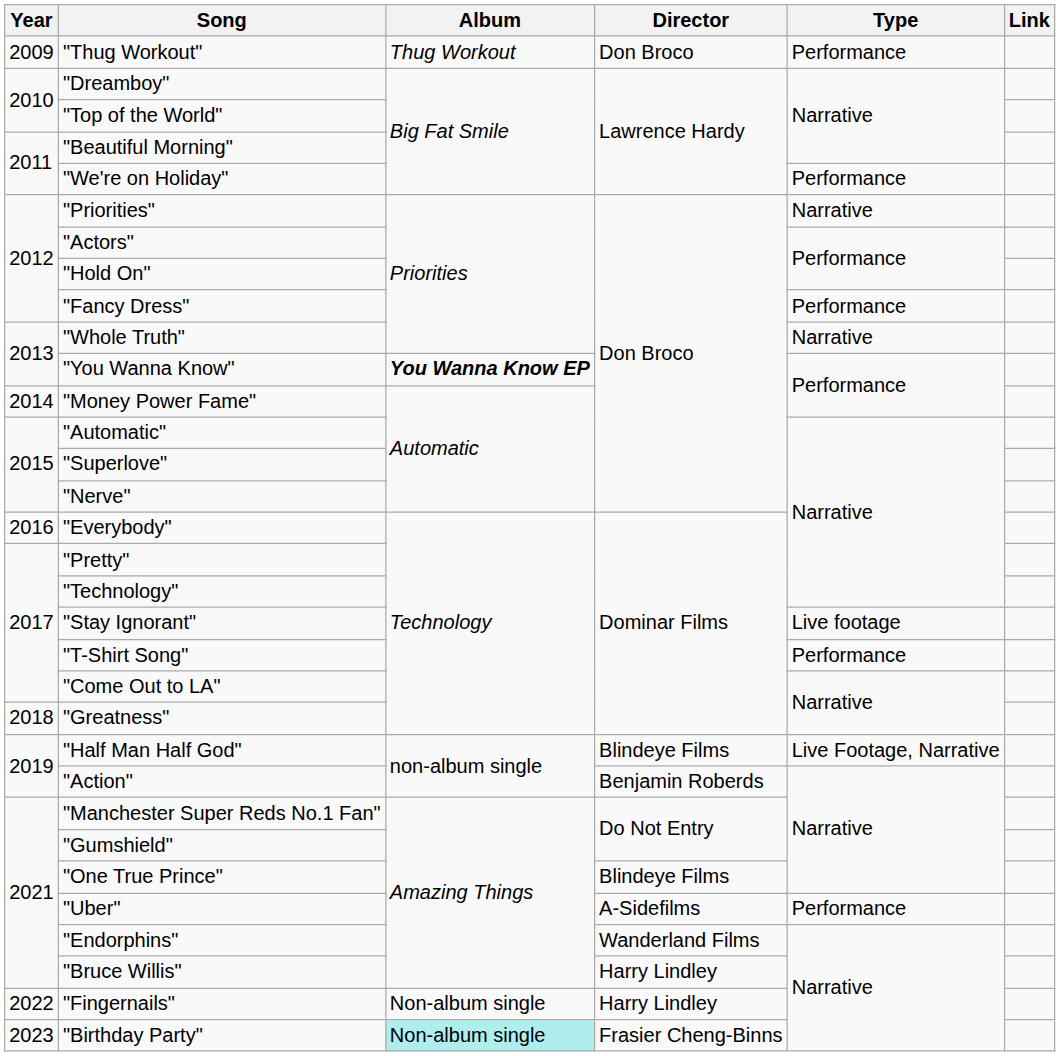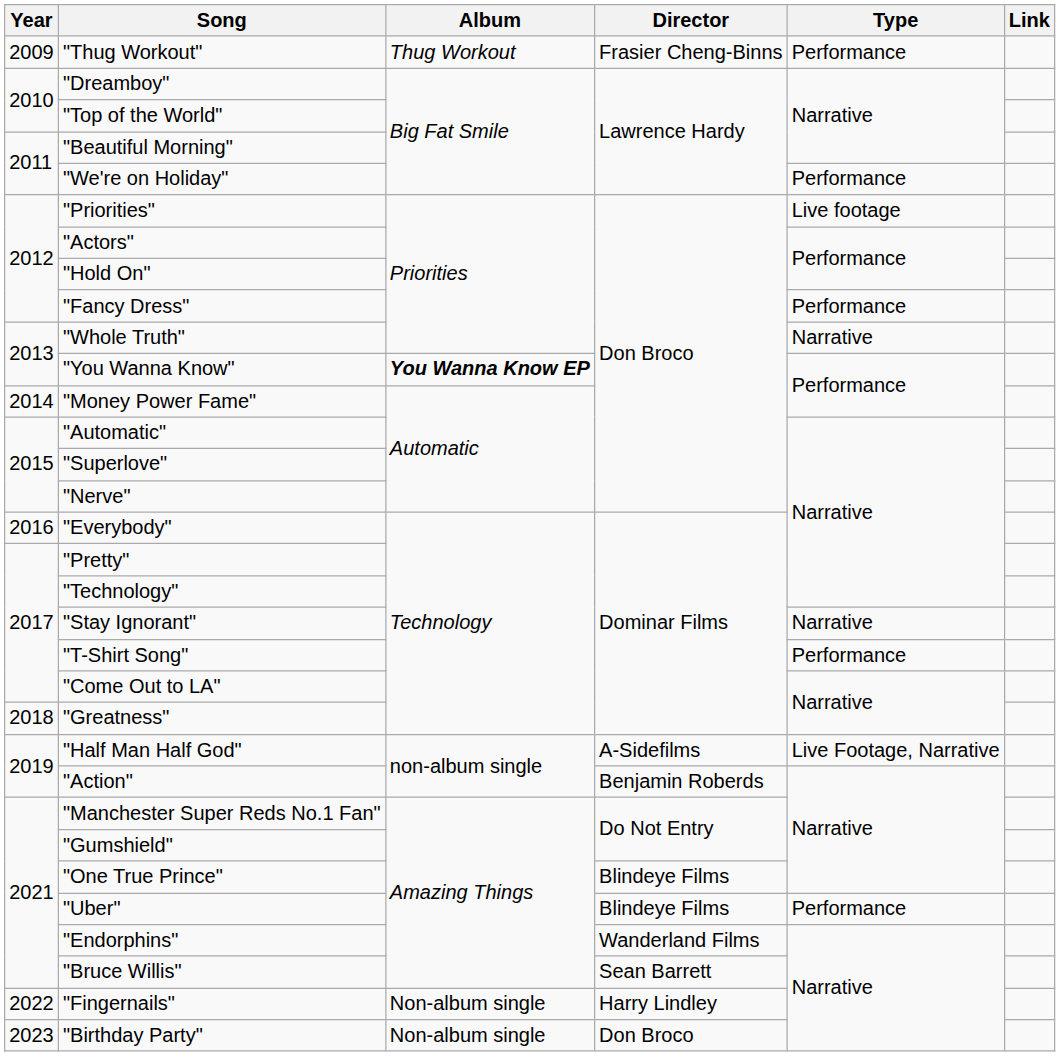(646, 52) Don Broco -> (691, 52) Frasier Cheng-Binns
(832, 210) Narrative -> (846, 210) Live footage
(846, 623) Live footage -> (832, 623) Narrative
(664, 749) Blindeye Films -> (650, 749) A-Sidefilms
(650, 908) A-Sidefilms -> (664, 908) Blindeye Films
(658, 971) Harry Lindley -> (655, 971) Sean Barrett
(468, 1035) paleturquoise background -> (468, 1035) no background
(691, 1035) Frasier Cheng-Binns -> (646, 1035) Don Broco
